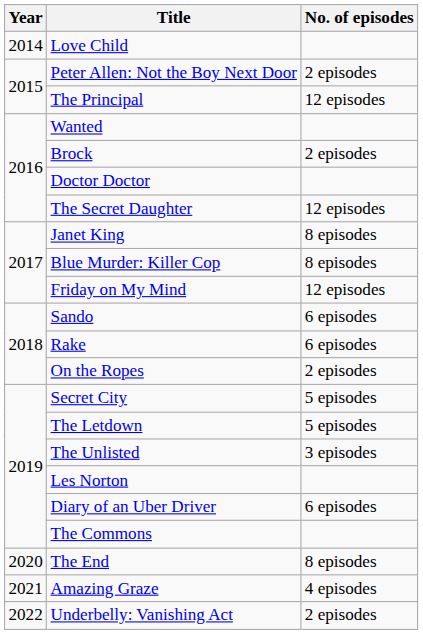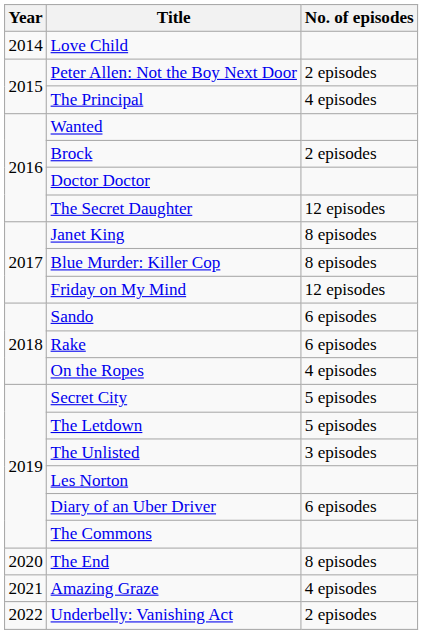(345, 99) 12 episodes -> (341, 99) 4 episodes
(341, 371) 2 episodes -> (341, 371) 4 episodes
